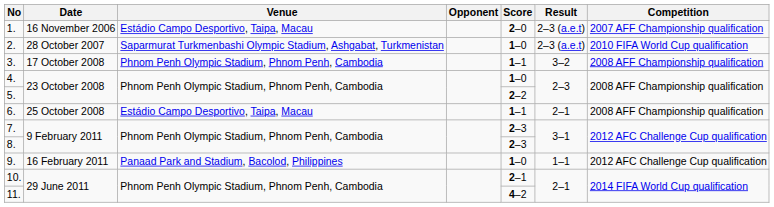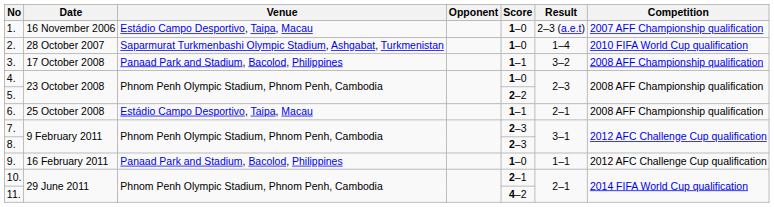(518, 29) 2–0 -> (518, 29) 1–0
(561, 45) 2–3 (a.e.t) -> (561, 45) 1–4
(252, 62) Phnom Penh Olympic Stadium, Phnom Penh, Cambodia -> (232, 62) Panaad Park and Stadium, Bacolod, Philippines
